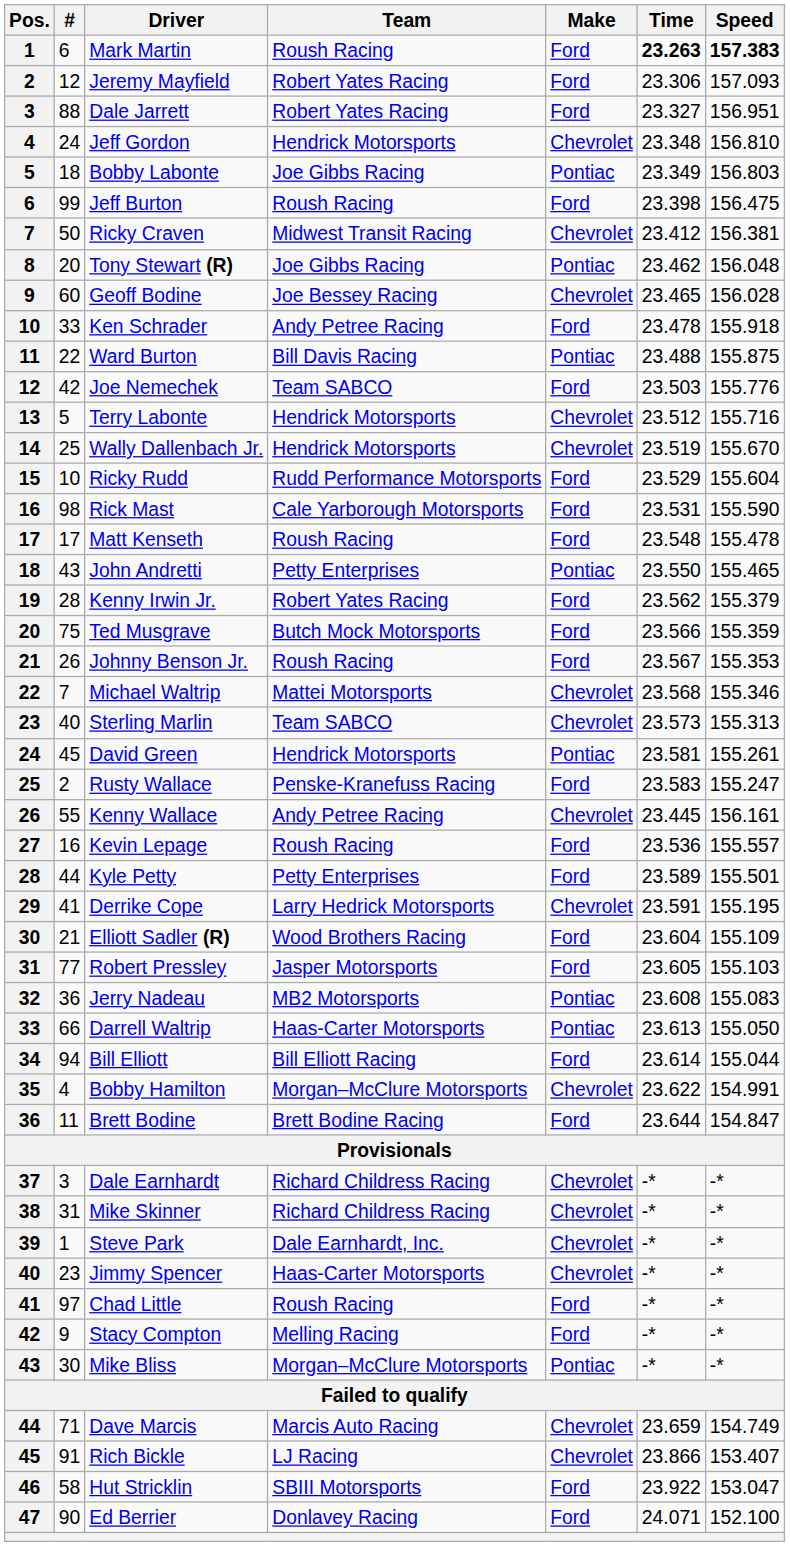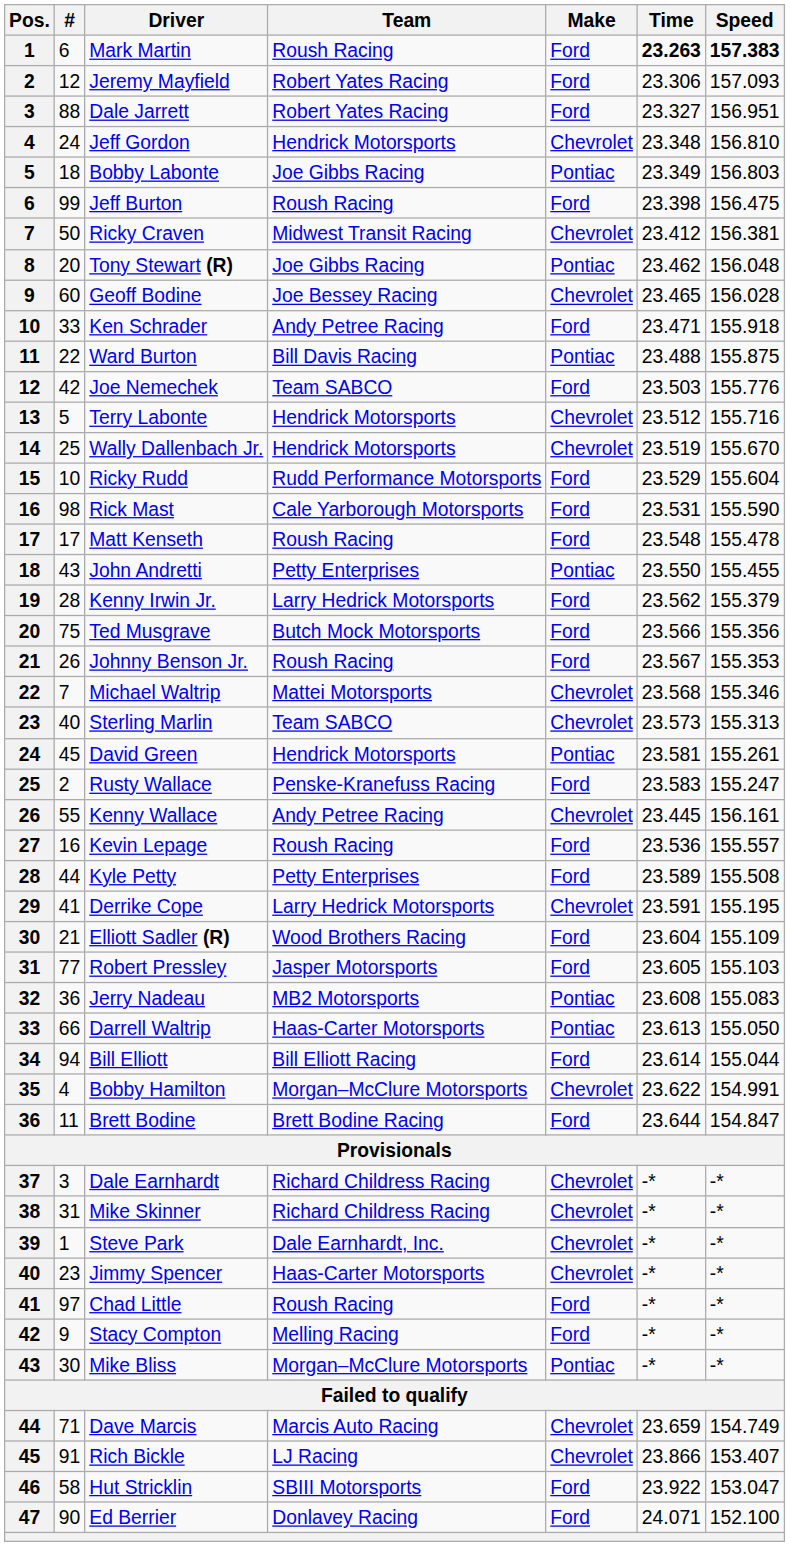(671, 326) 23.478 -> (671, 326) 23.471
(745, 570) 155.465 -> (745, 570) 155.455
(360, 601) Robert Yates Racing -> (383, 601) Larry Hedrick Motorsports
(745, 631) 155.359 -> (745, 631) 155.356
(745, 876) 155.501 -> (745, 876) 155.508
